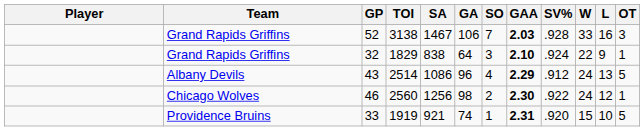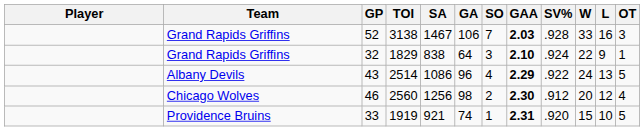(556, 75) .912 -> (556, 75) .922
(556, 95) .922 -> (556, 95) .912
(585, 95) 24 -> (585, 95) 20
(622, 95) 1 -> (622, 95) 4
